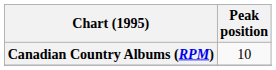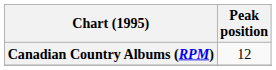(244, 53) 10 -> (244, 53) 12
